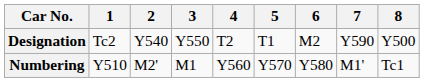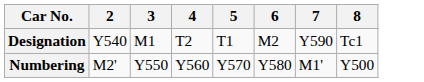- column: (110, 16)
(192, 41) Y550 -> (145, 41) M1
(398, 41) Y500 -> (351, 41) Tc1
(186, 65) M1 -> (151, 65) Y550
(393, 65) Tc1 -> (357, 65) Y500
